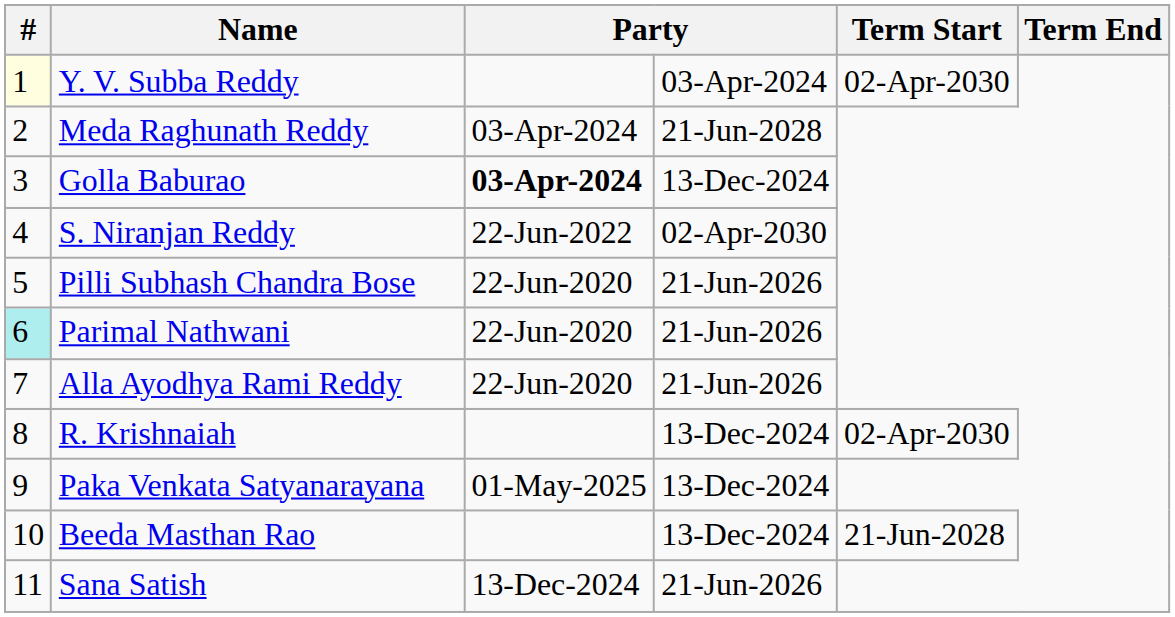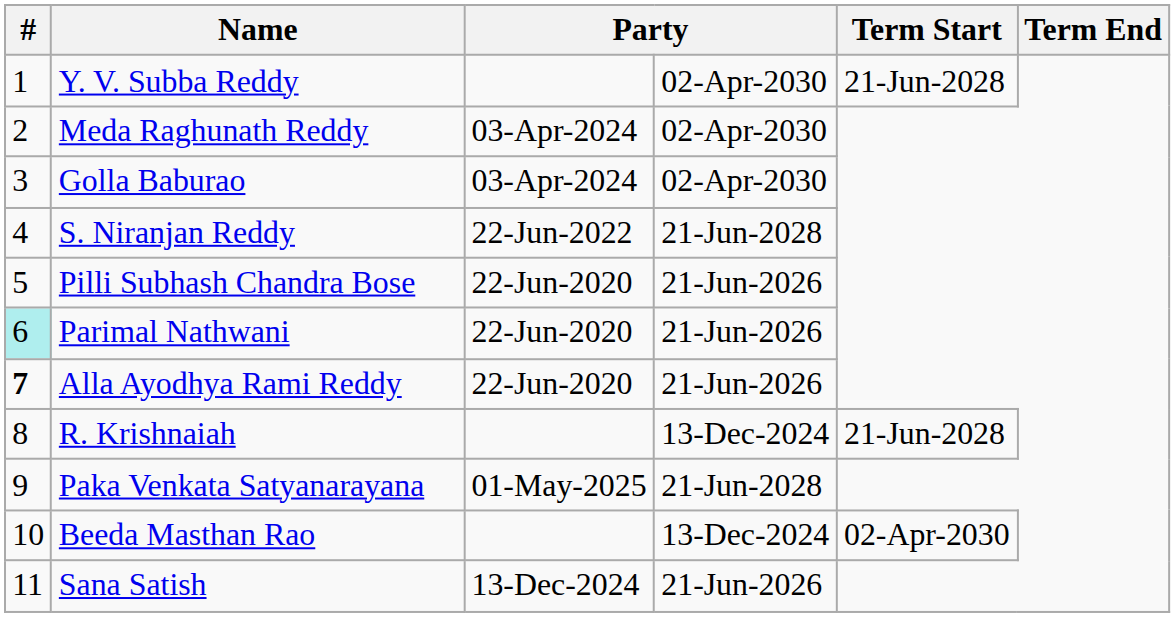(20, 80) lightyellow background -> (20, 80) no background
(744, 80) 03-Apr-2024 -> (744, 80) 02-Apr-2030
(927, 80) 02-Apr-2030 -> (924, 80) 21-Jun-2028
(742, 130) 21-Jun-2028 -> (744, 130) 02-Apr-2030
(557, 181) bold -> (554, 181) normal
(745, 181) 13-Dec-2024 -> (744, 181) 02-Apr-2030
(744, 231) 02-Apr-2030 -> (742, 231) 21-Jun-2028
(20, 383) normal -> (20, 383) bold
(927, 433) 02-Apr-2030 -> (924, 433) 21-Jun-2028
(745, 484) 13-Dec-2024 -> (742, 484) 21-Jun-2028
(924, 534) 21-Jun-2028 -> (927, 534) 02-Apr-2030
